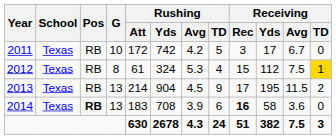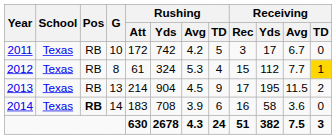(297, 69) 7.5 -> (297, 69) 7.7
(116, 106) 13 -> (116, 106) 14
(243, 106) bold -> (243, 106) normal
